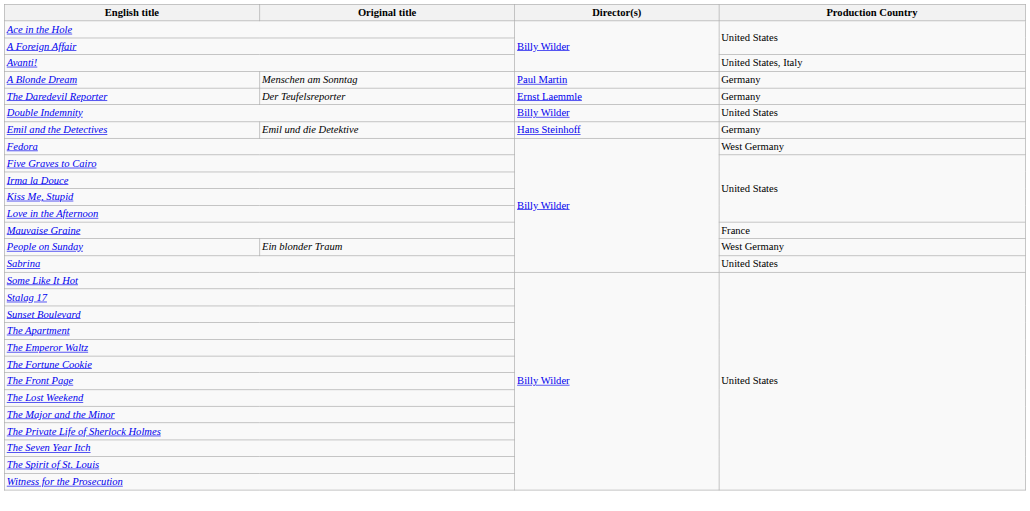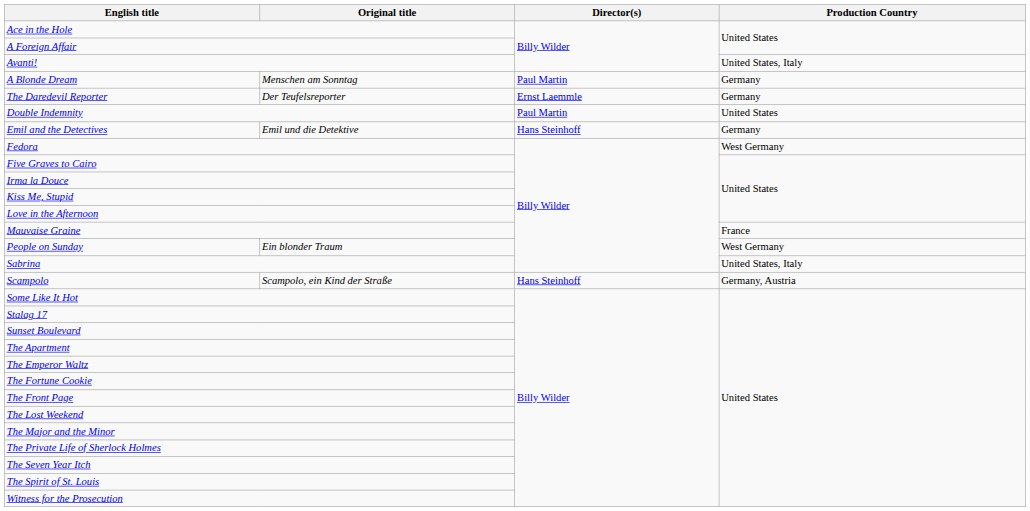(543, 113) Billy Wilder -> (542, 113) Paul Martin
(750, 264) United States -> (762, 264) United States, Italy
+ row: (28, 280)
